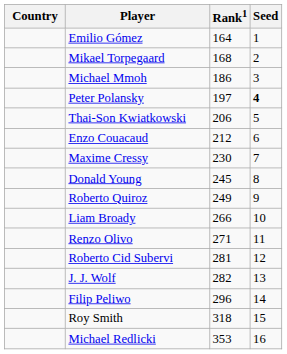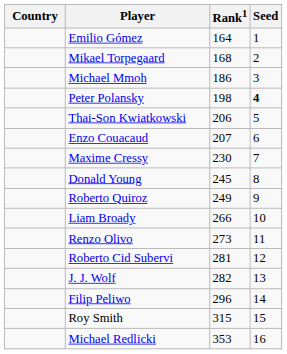(222, 98) 197 -> (222, 98) 198
(222, 138) 212 -> (222, 138) 207
(222, 238) 271 -> (222, 238) 273
(222, 318) 318 -> (222, 318) 315
